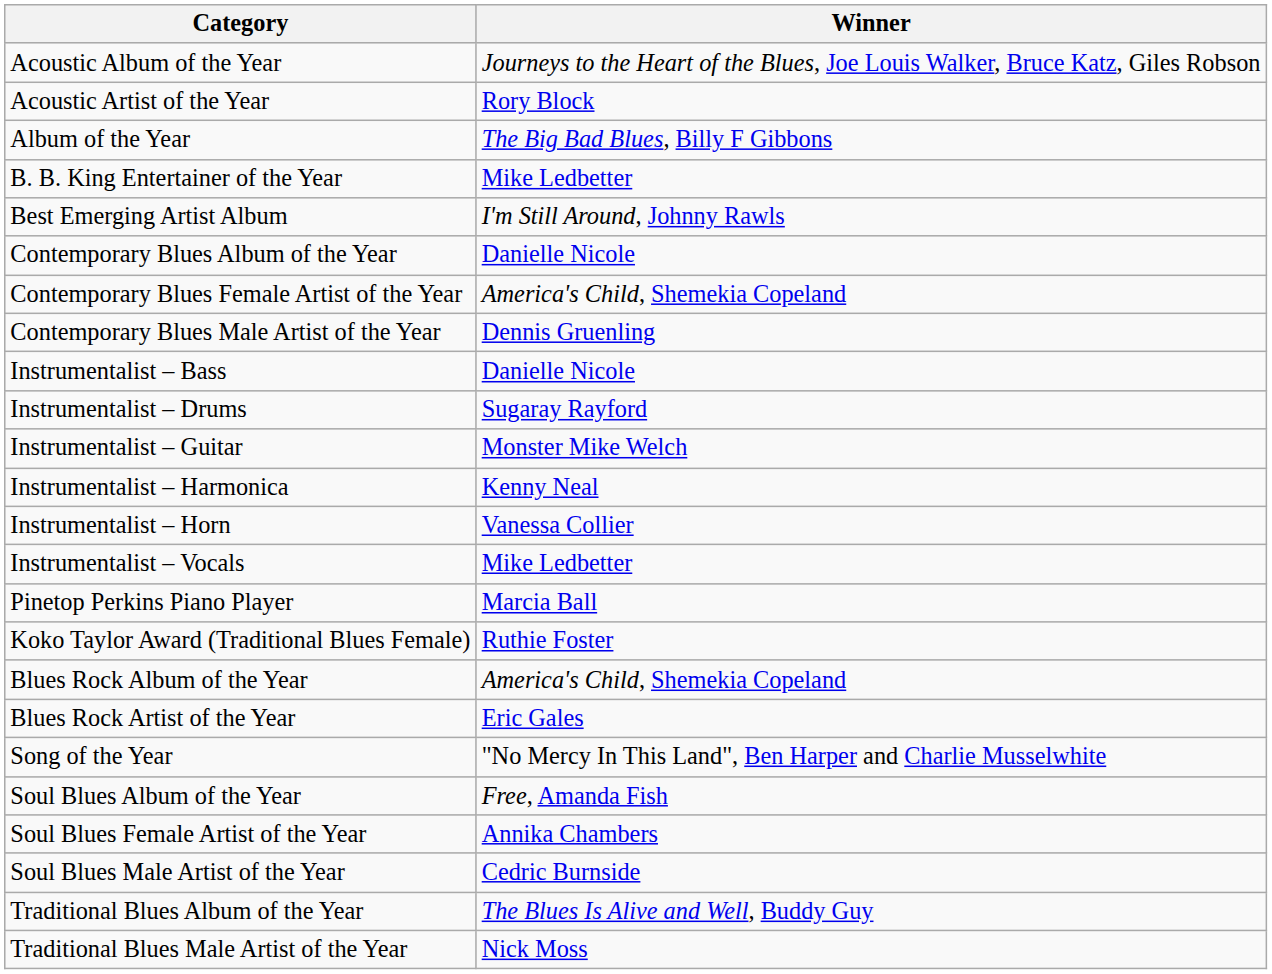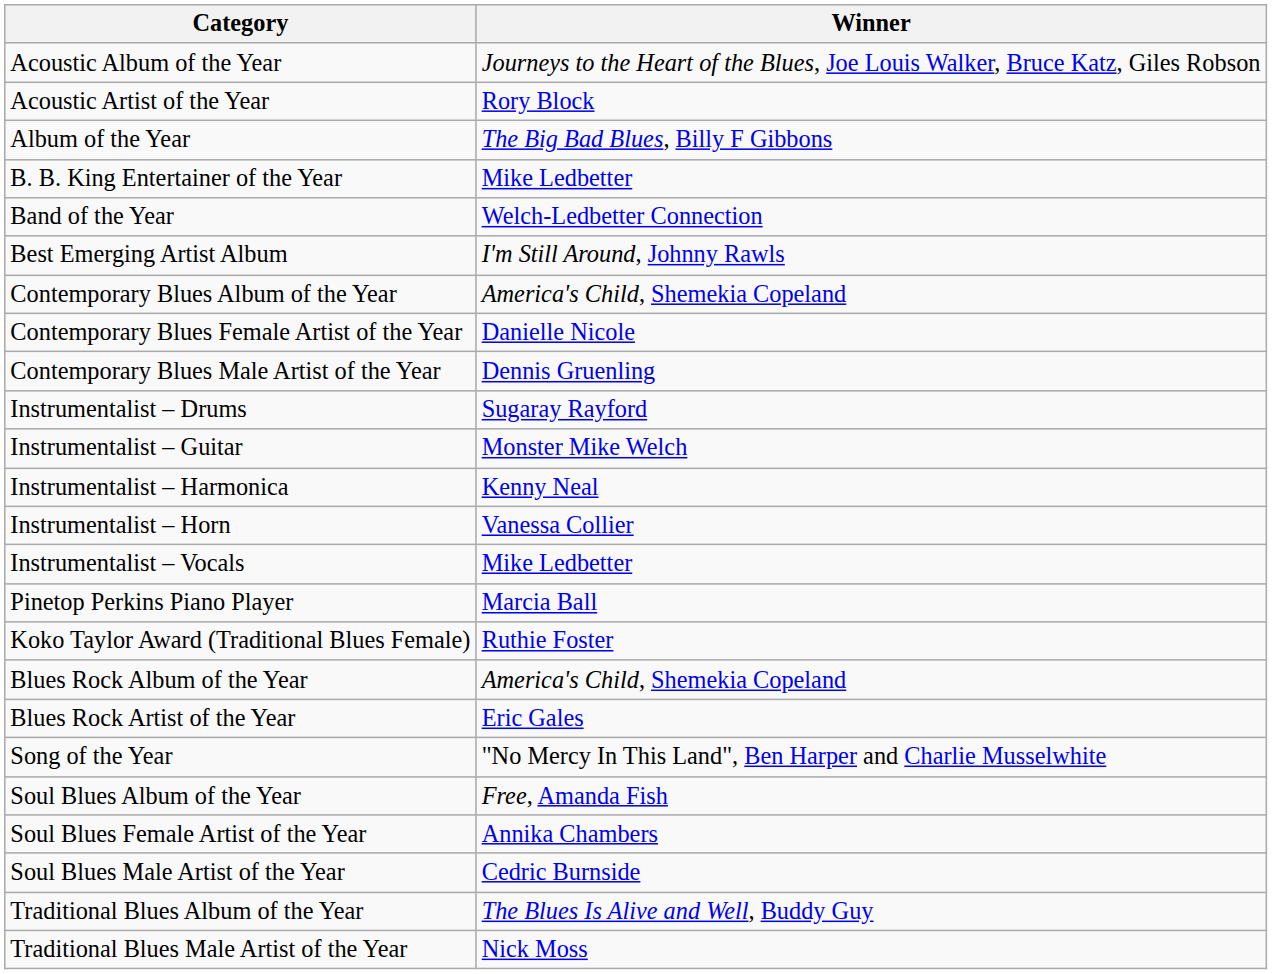+ row: (92, 216)
(558, 255) Danielle Nicole -> (664, 293) America's Child, Shemekia Copeland
(664, 293) America's Child, Shemekia Copeland -> (558, 332) Danielle Nicole
- row: (118, 370)
